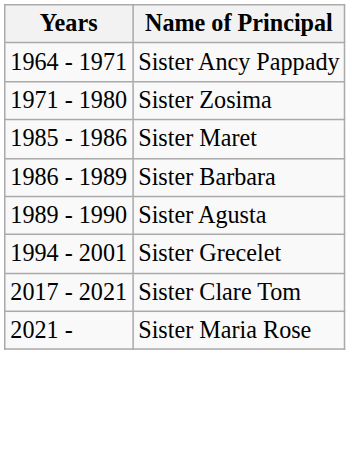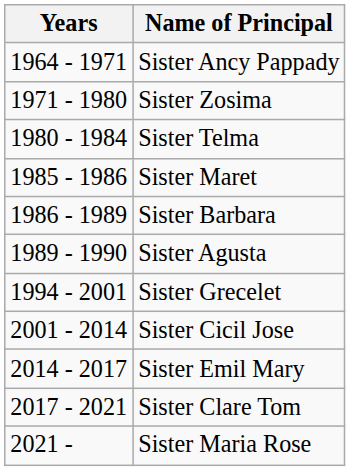+ row: (199, 138)
+ row: (216, 330)
+ row: (221, 368)
